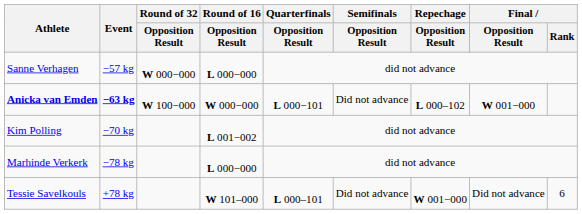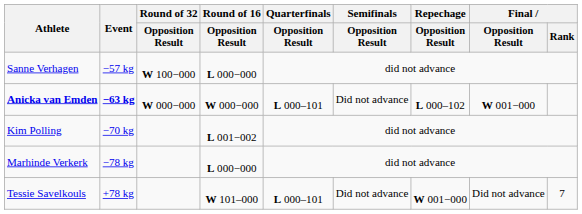(169, 75) W 000−000 -> (169, 75) W 100−000
(169, 106) W 100−000 -> (169, 106) W 000−000
(298, 106) L 000−101 -> (298, 106) L 000–101
(562, 193) 6 -> (562, 193) 7
